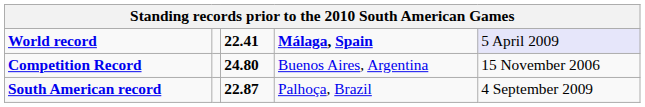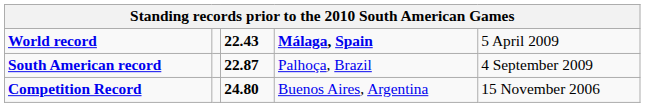(242, 41) 22.41 -> (242, 41) 22.43
(520, 41) lavender background -> (520, 41) no background
rows swapped: (75, 65) <-> (85, 89)
